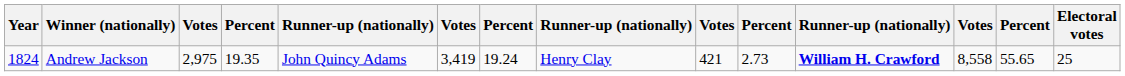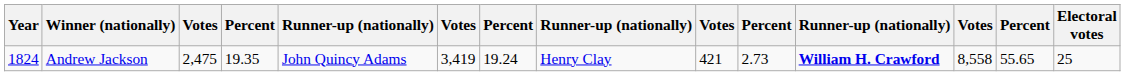(200, 58) 2,975 -> (200, 58) 2,475
